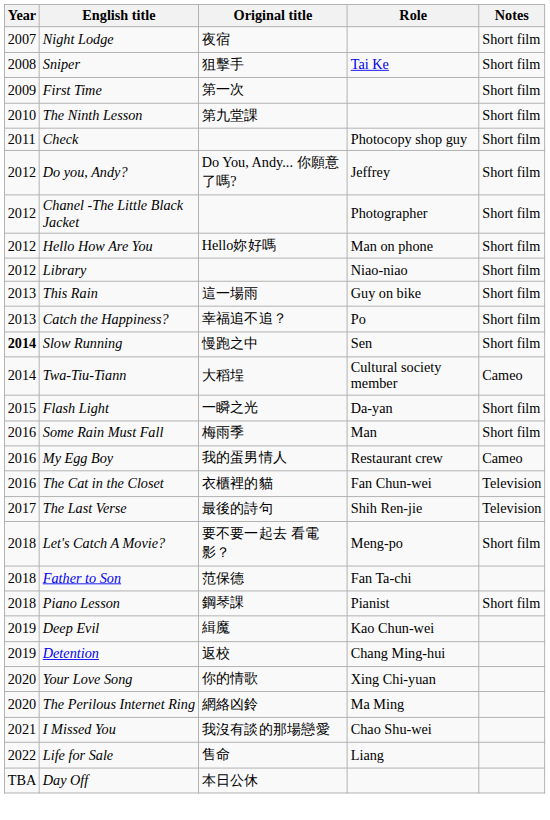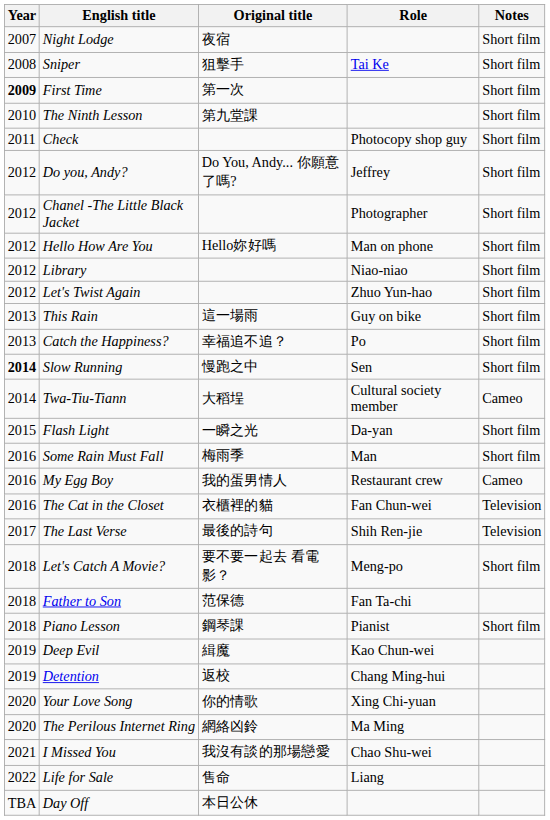(22, 90) normal -> (22, 90) bold
+ row: (92, 292)
